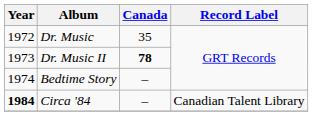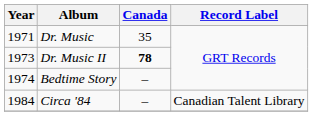(21, 36) 1972 -> (21, 36) 1971
(21, 100) bold -> (21, 100) normal
